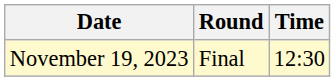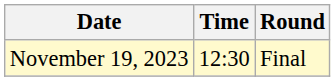columns swapped: (299, 22) <-> (231, 22)
